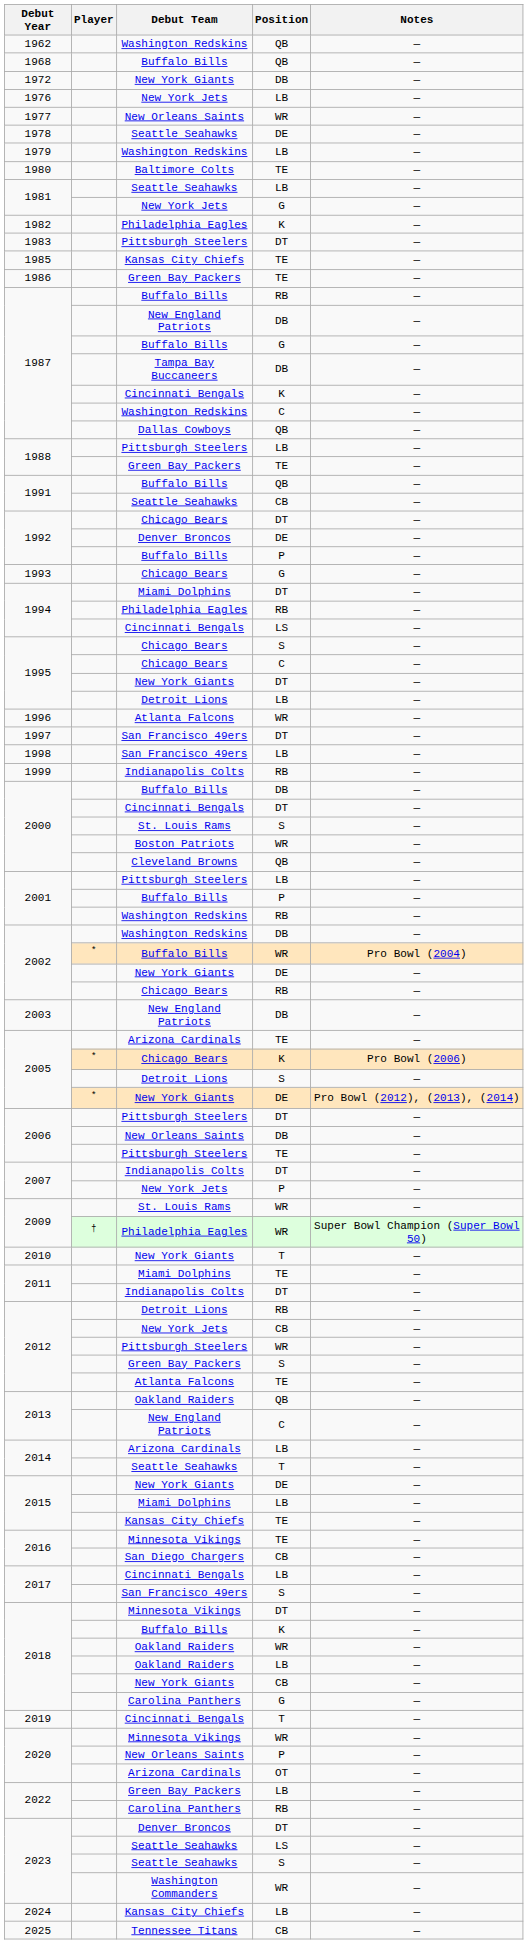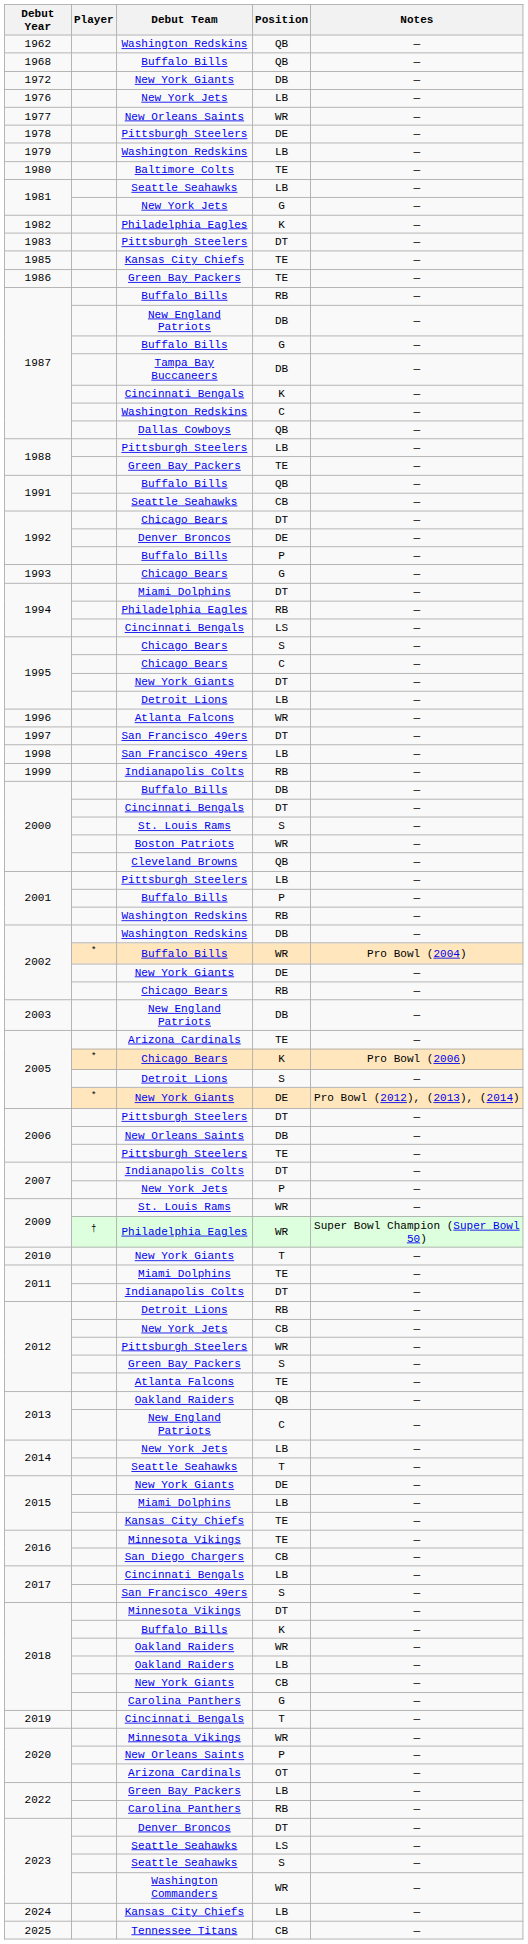(184, 134) Seattle Seahawks -> (184, 134) Pittsburgh Steelers
(184, 1449) Arizona Cardinals -> (184, 1449) New York Jets
